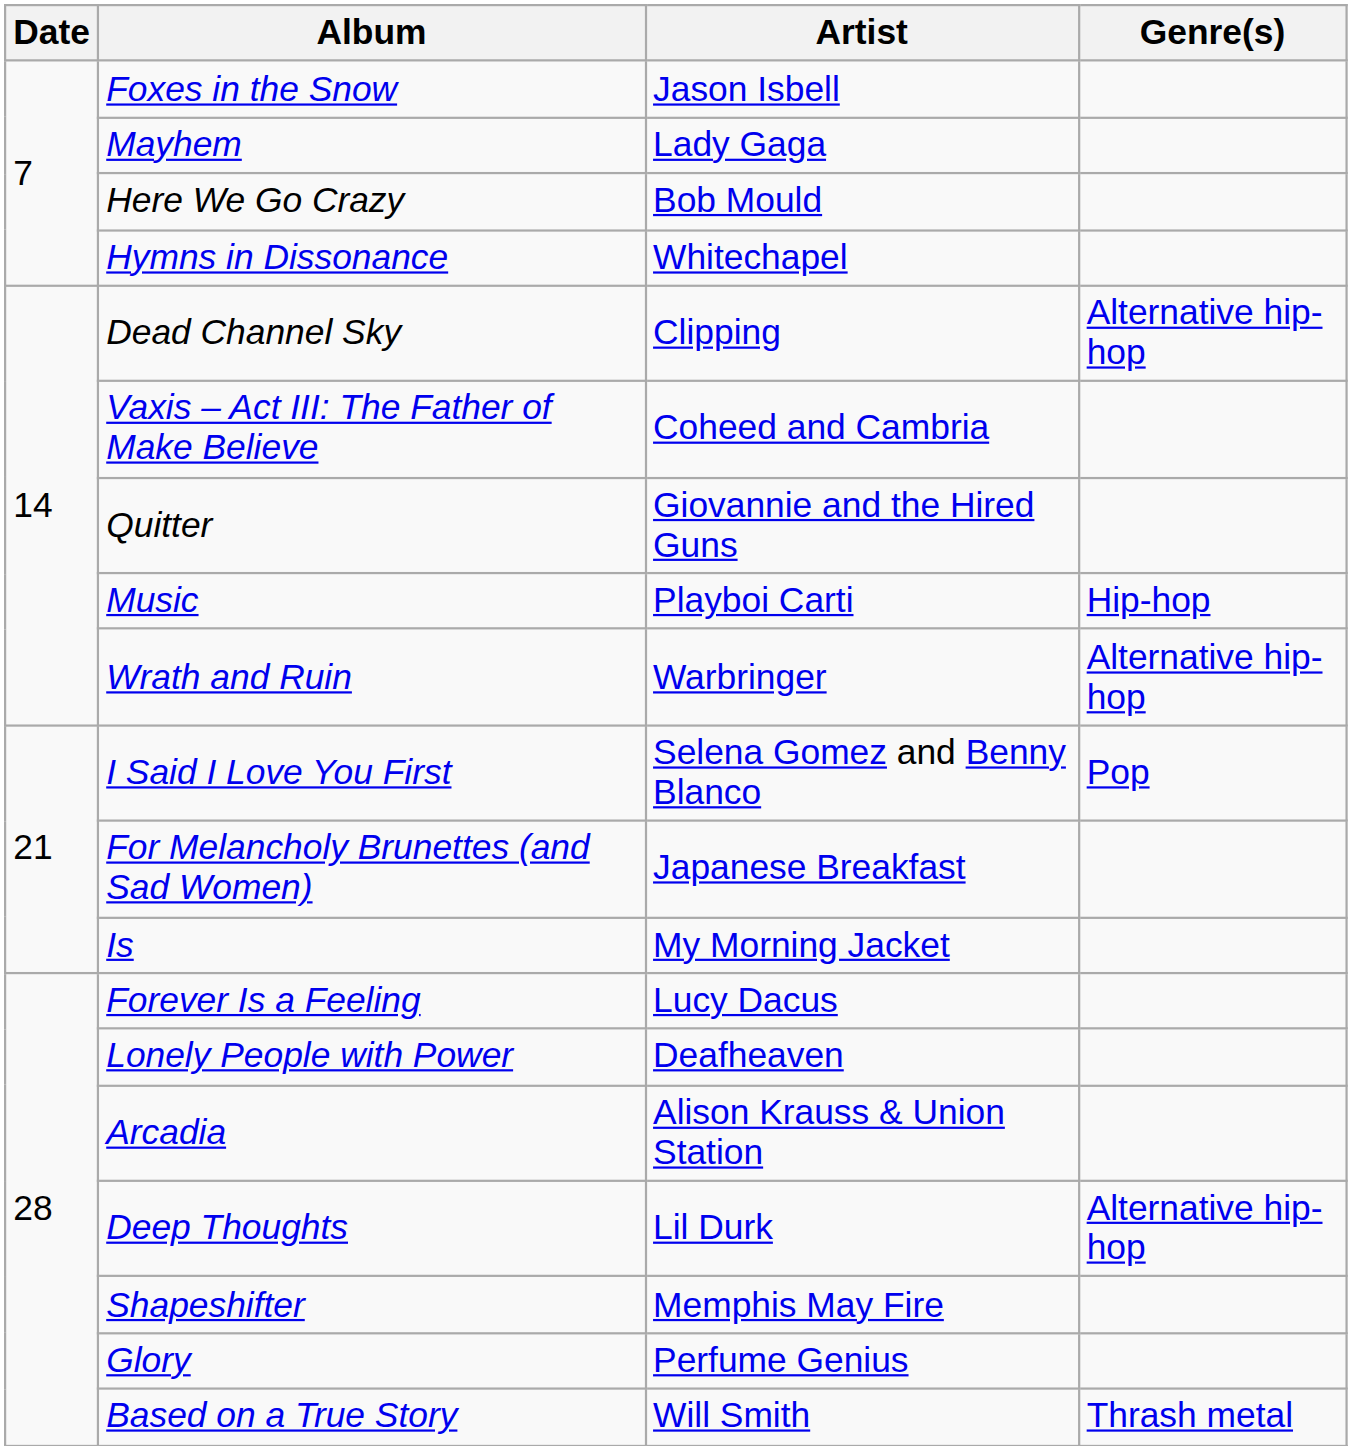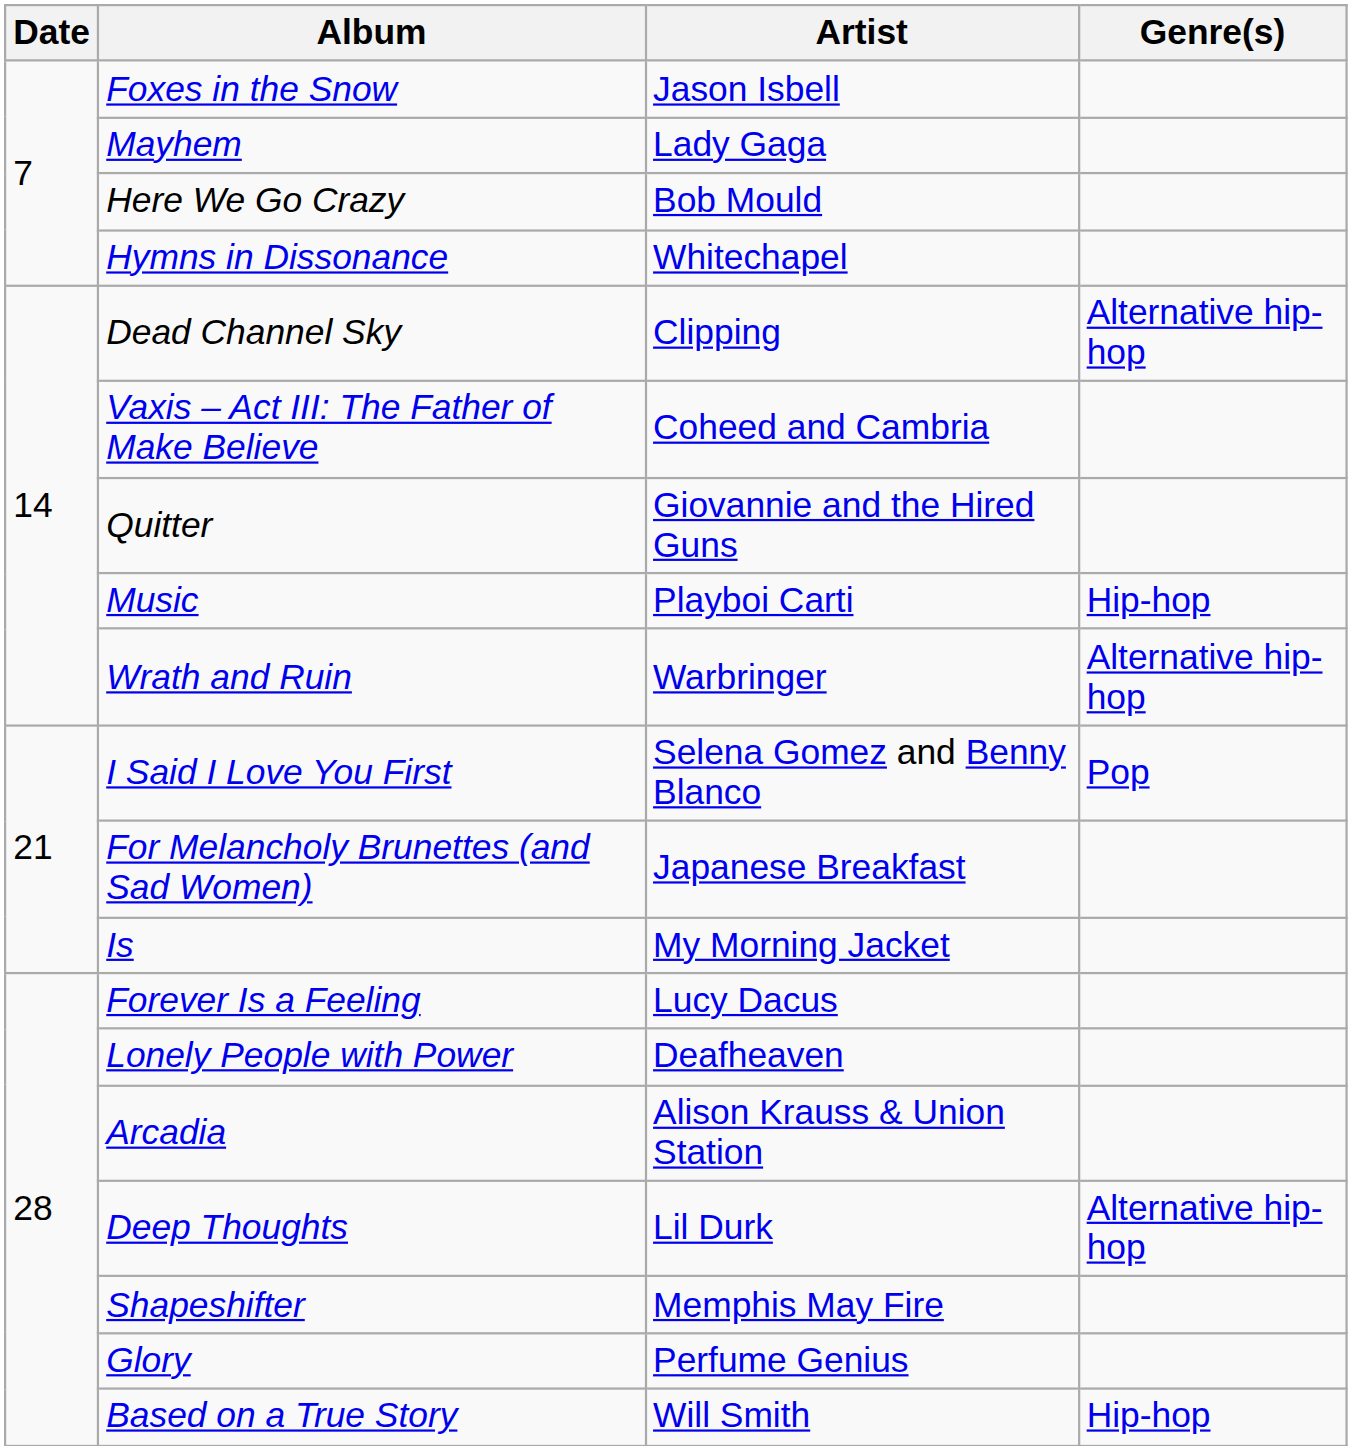(1190, 1416) Thrash metal -> (1149, 1416) Hip-hop
